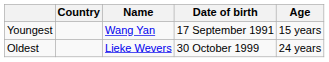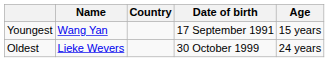columns swapped: (138, 13) <-> (79, 13)
